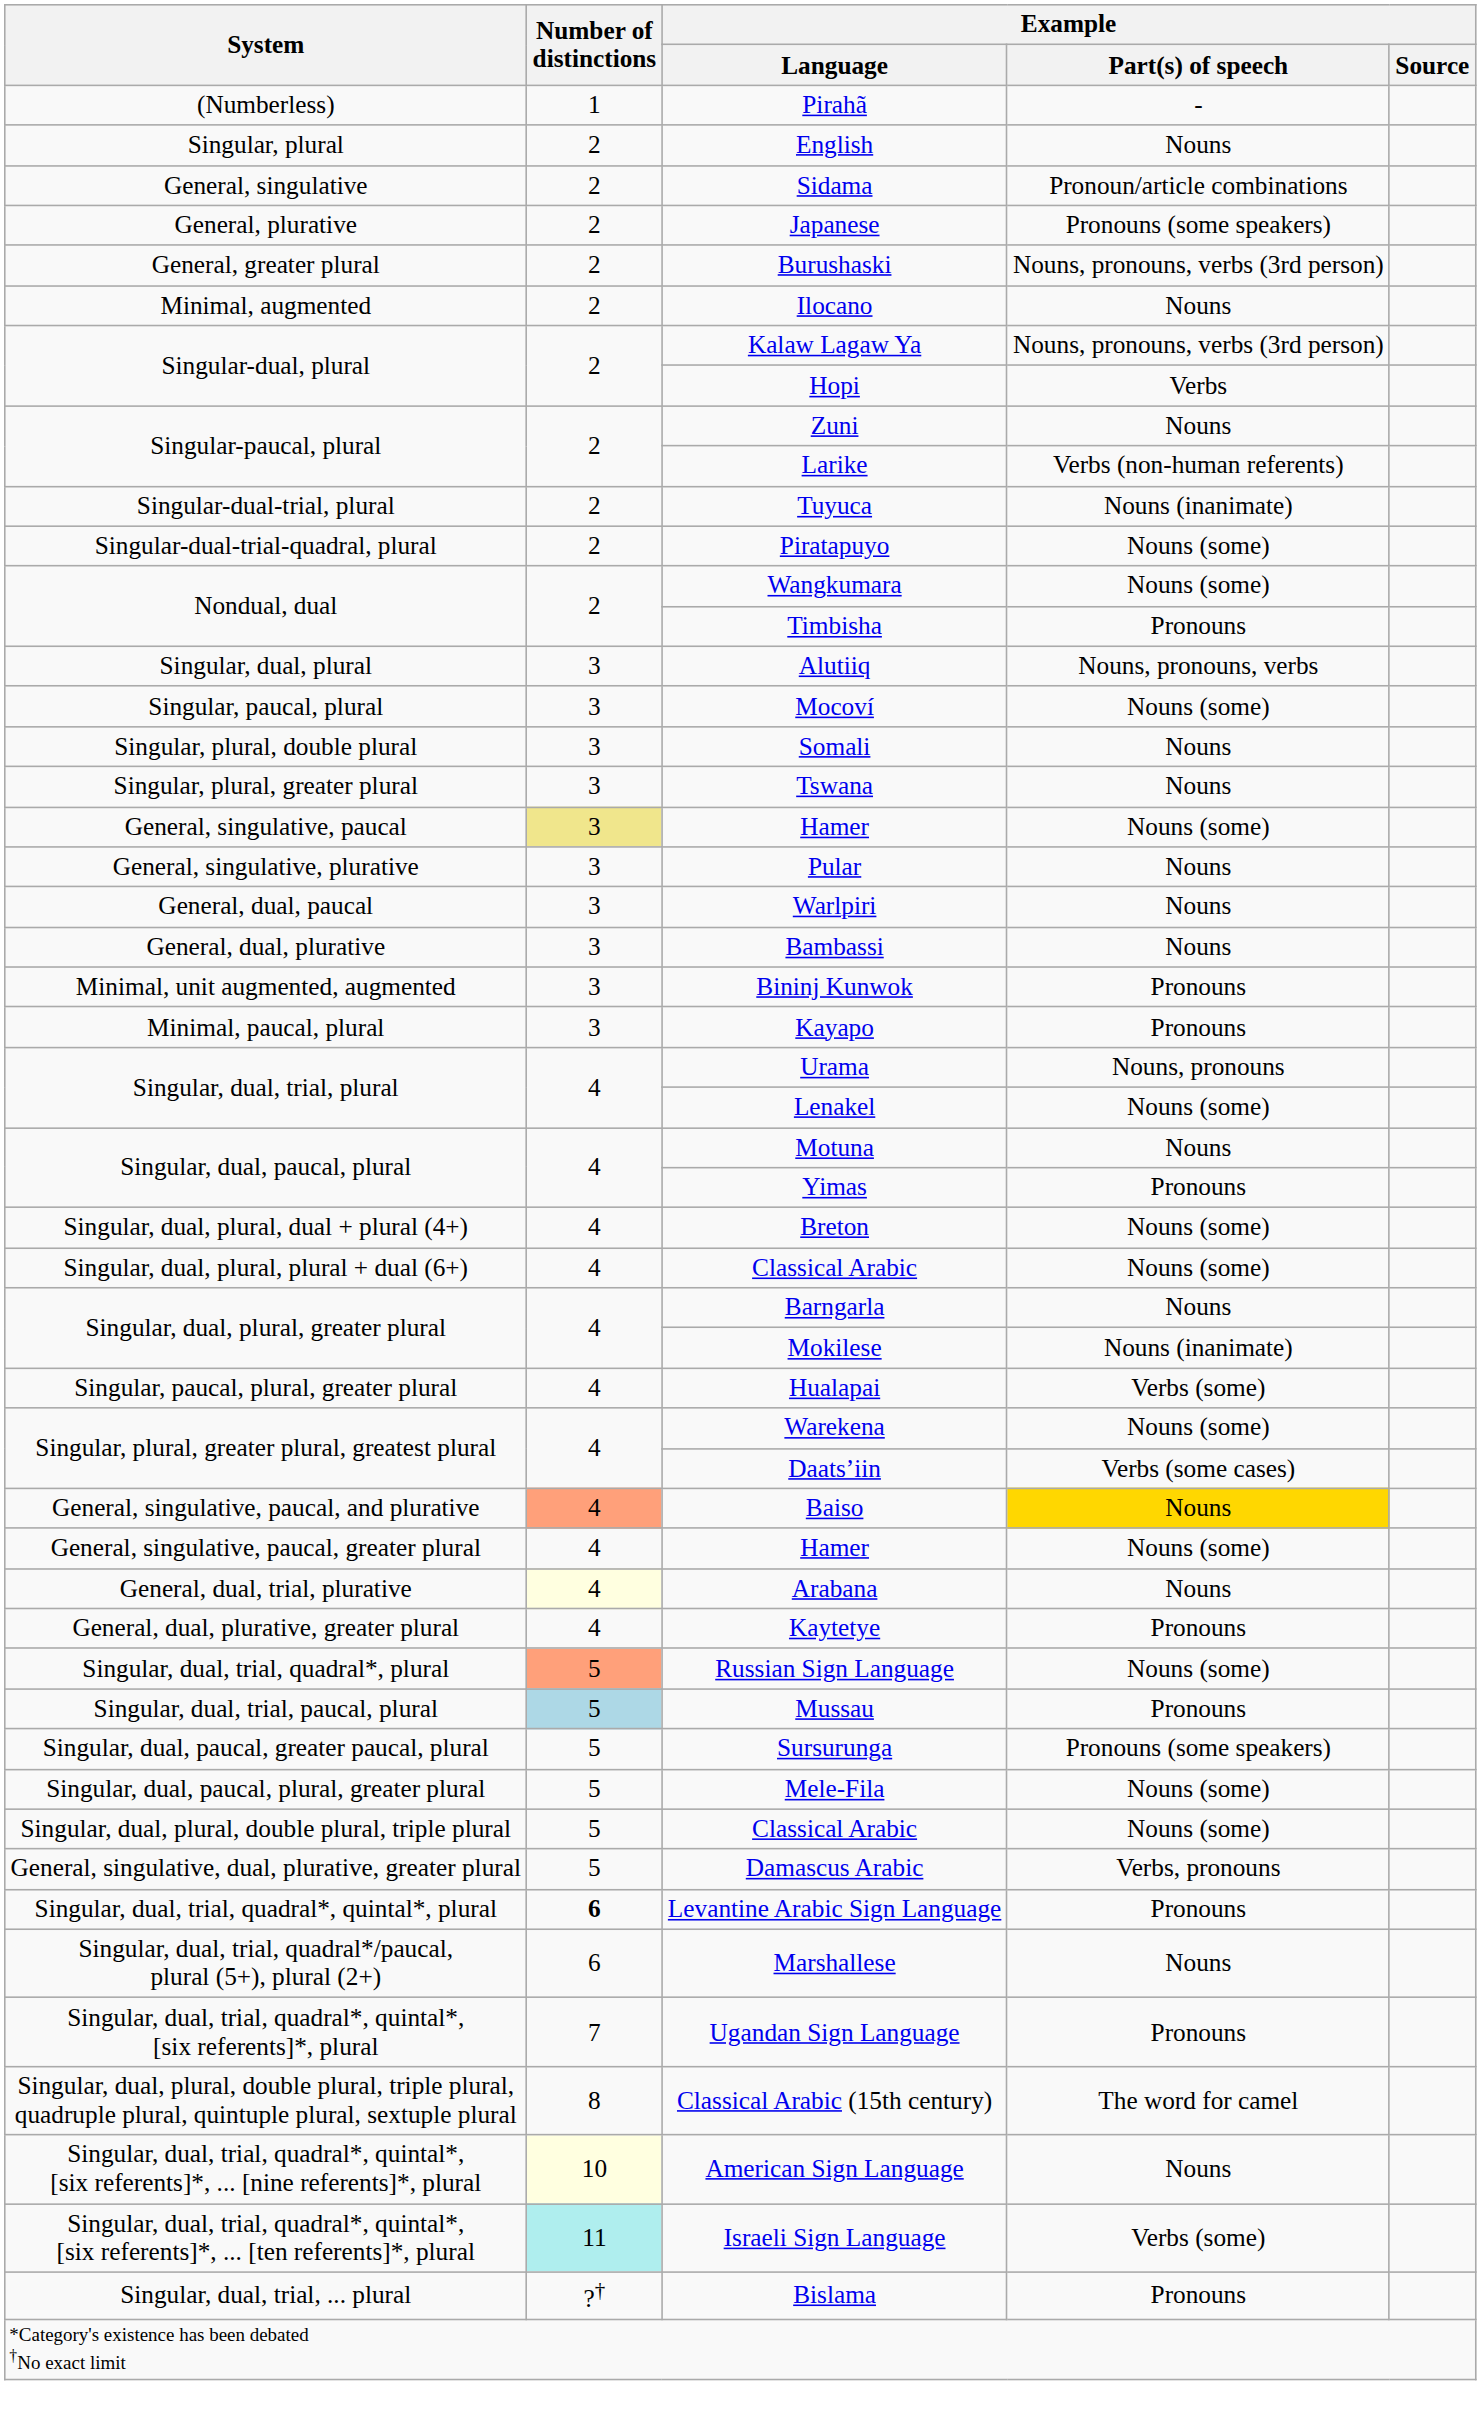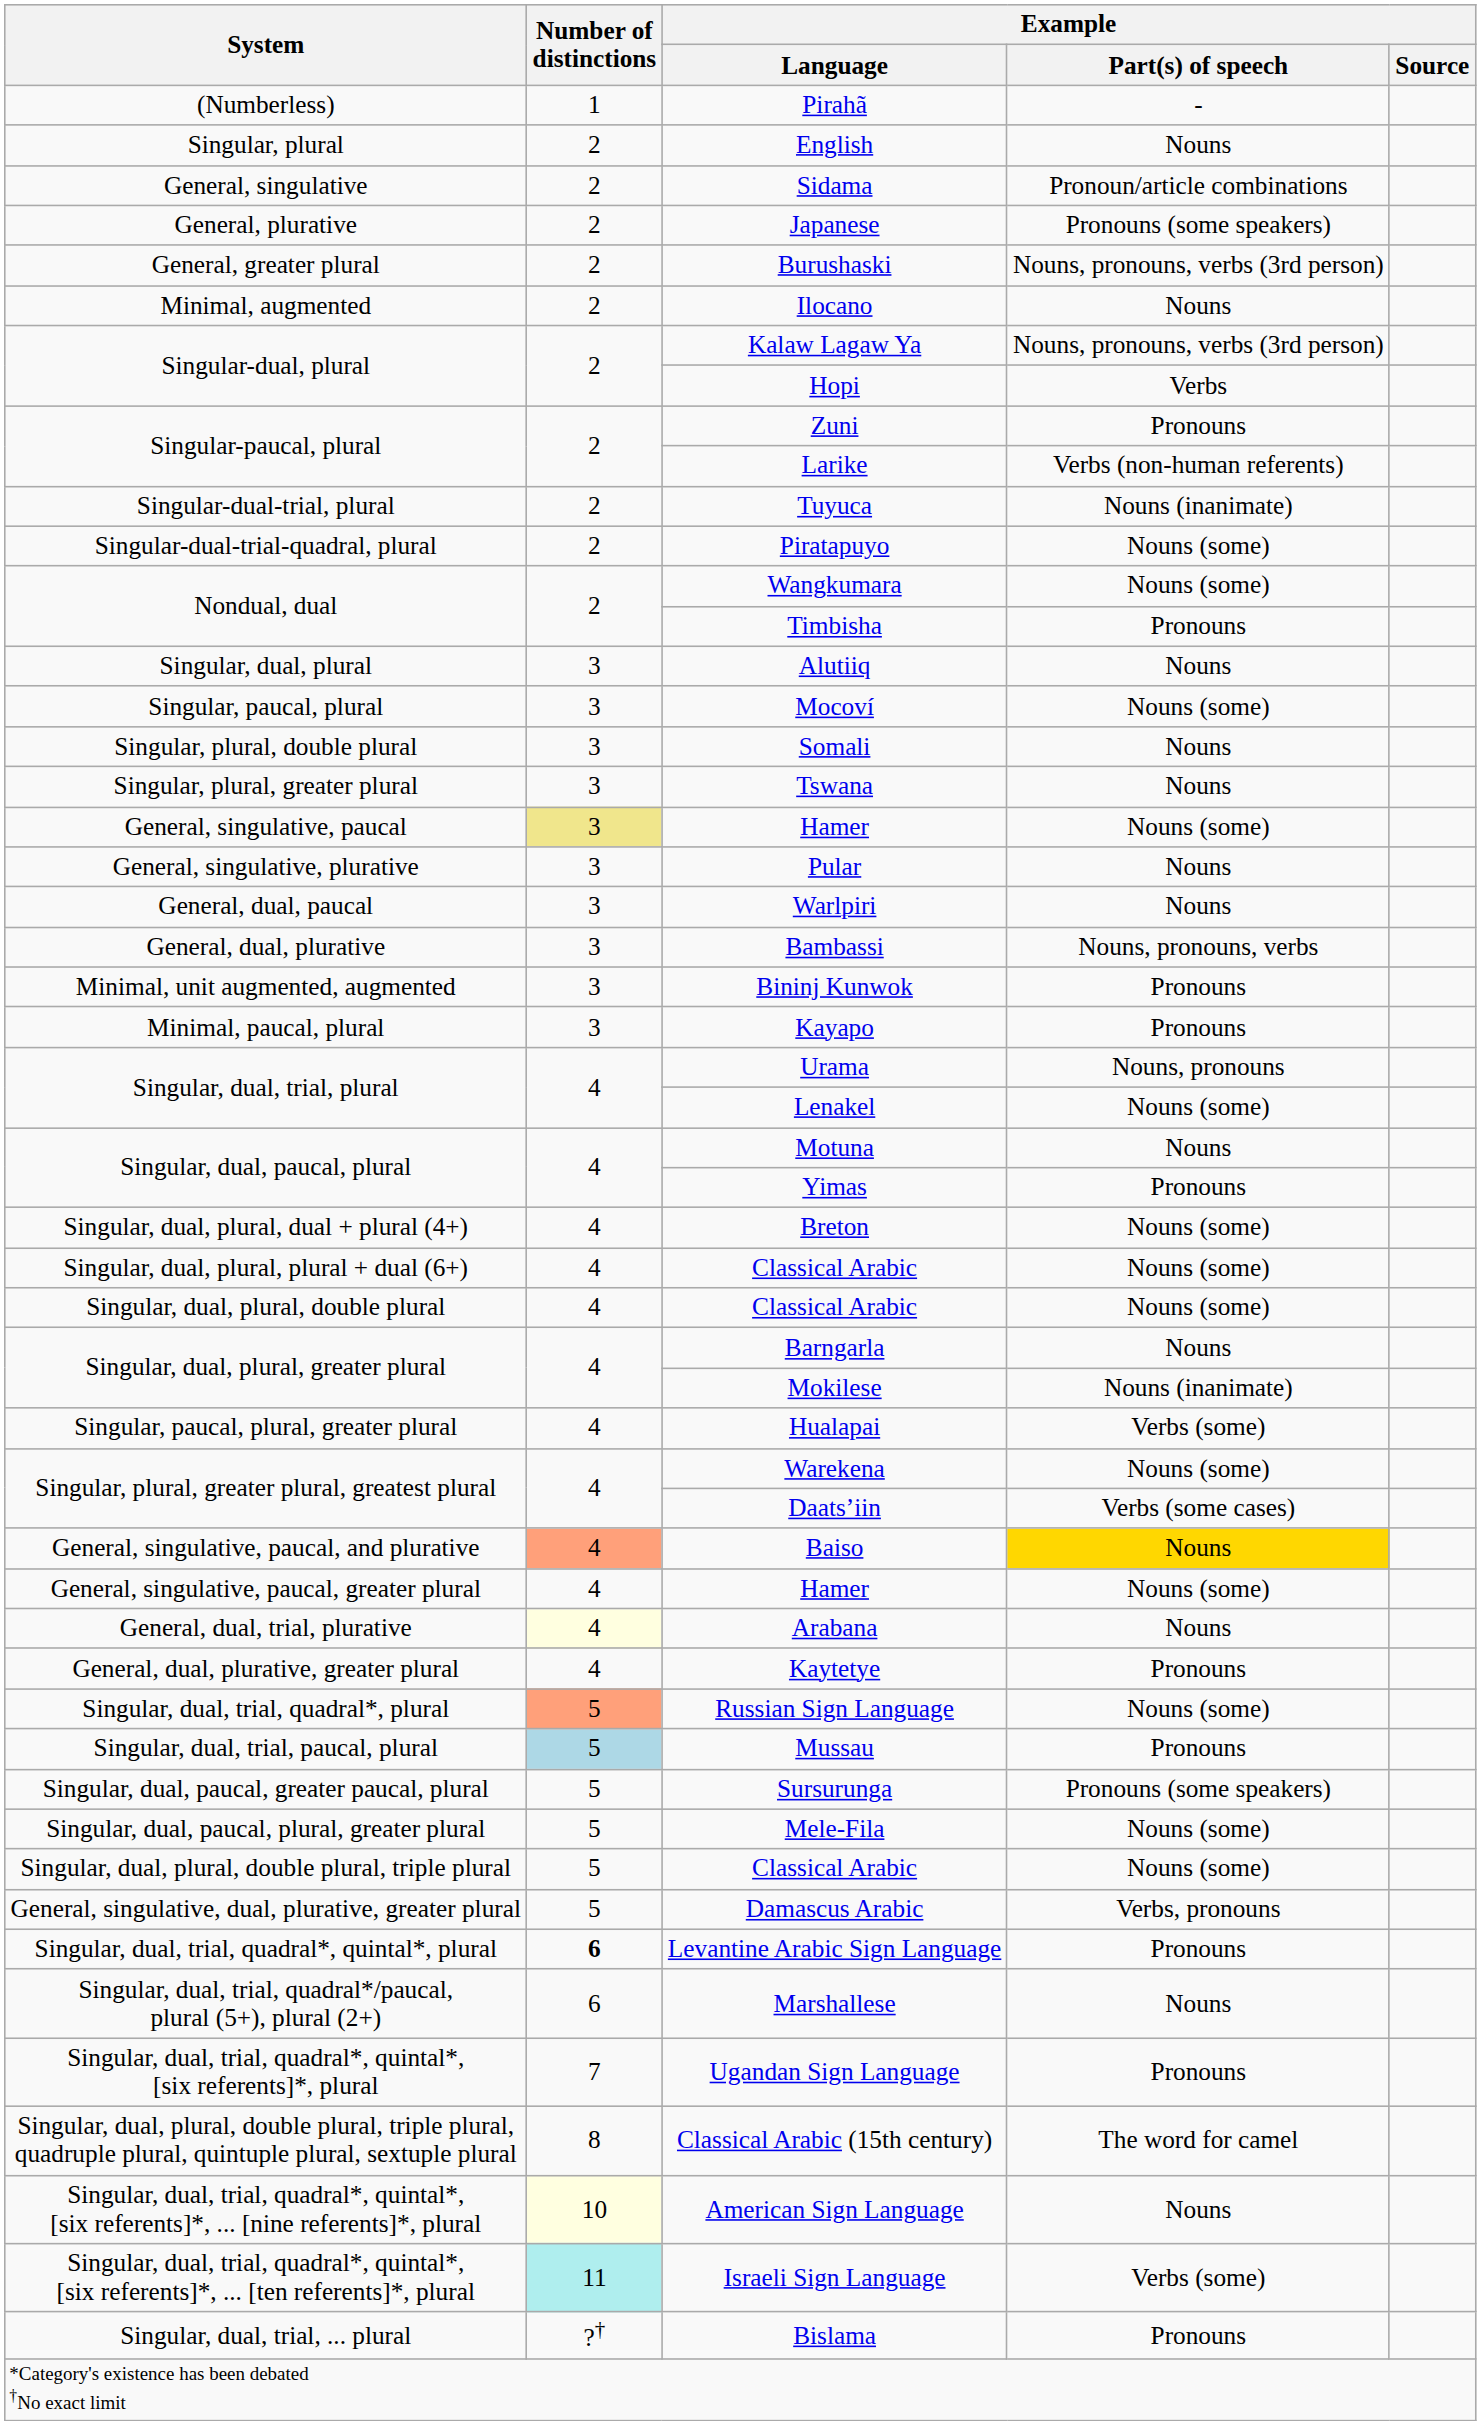(1198, 425) Nouns -> (1198, 425) Pronouns
(1198, 666) Nouns, pronouns, verbs -> (1198, 666) Nouns
(1198, 946) Nouns -> (1198, 946) Nouns, pronouns, verbs
+ row: (266, 1307)
